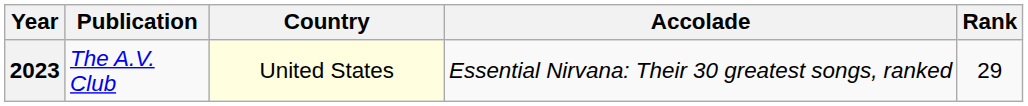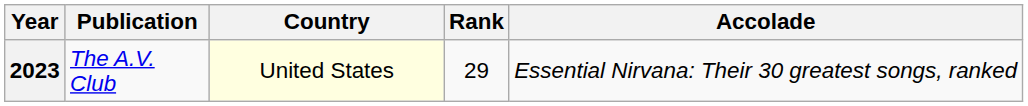columns swapped: (701, 22) <-> (990, 22)
